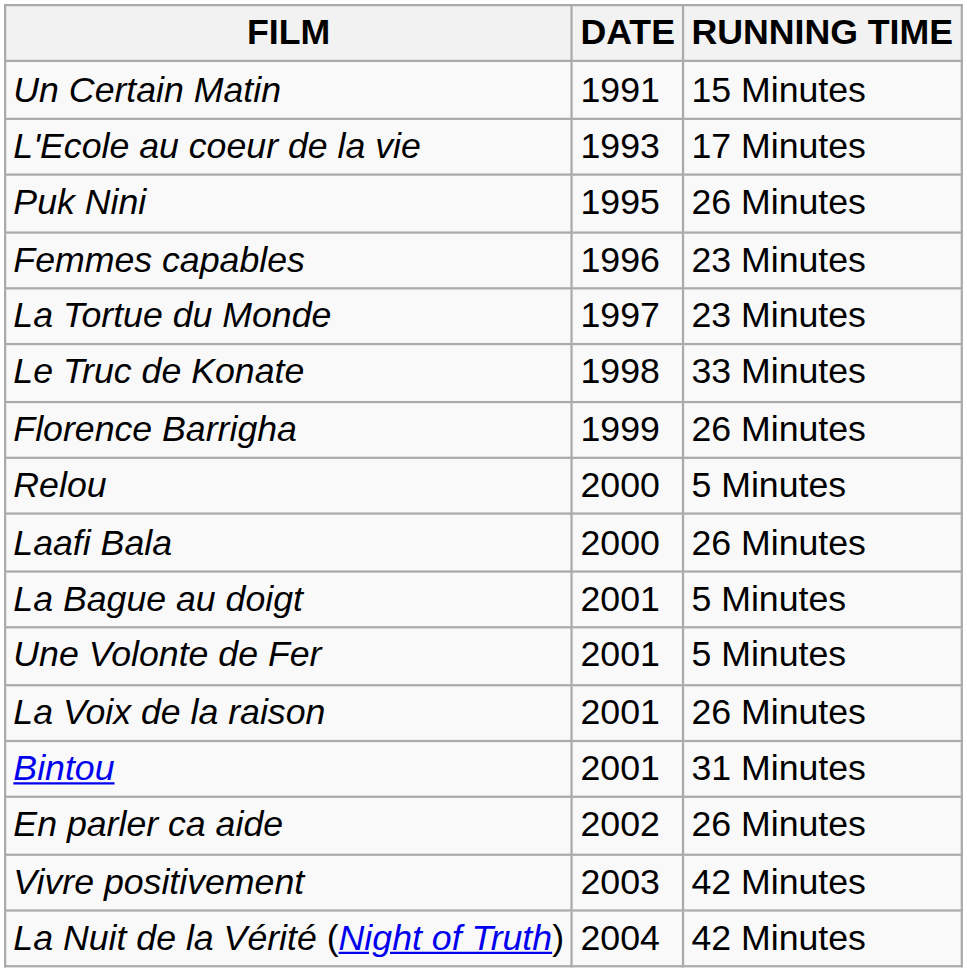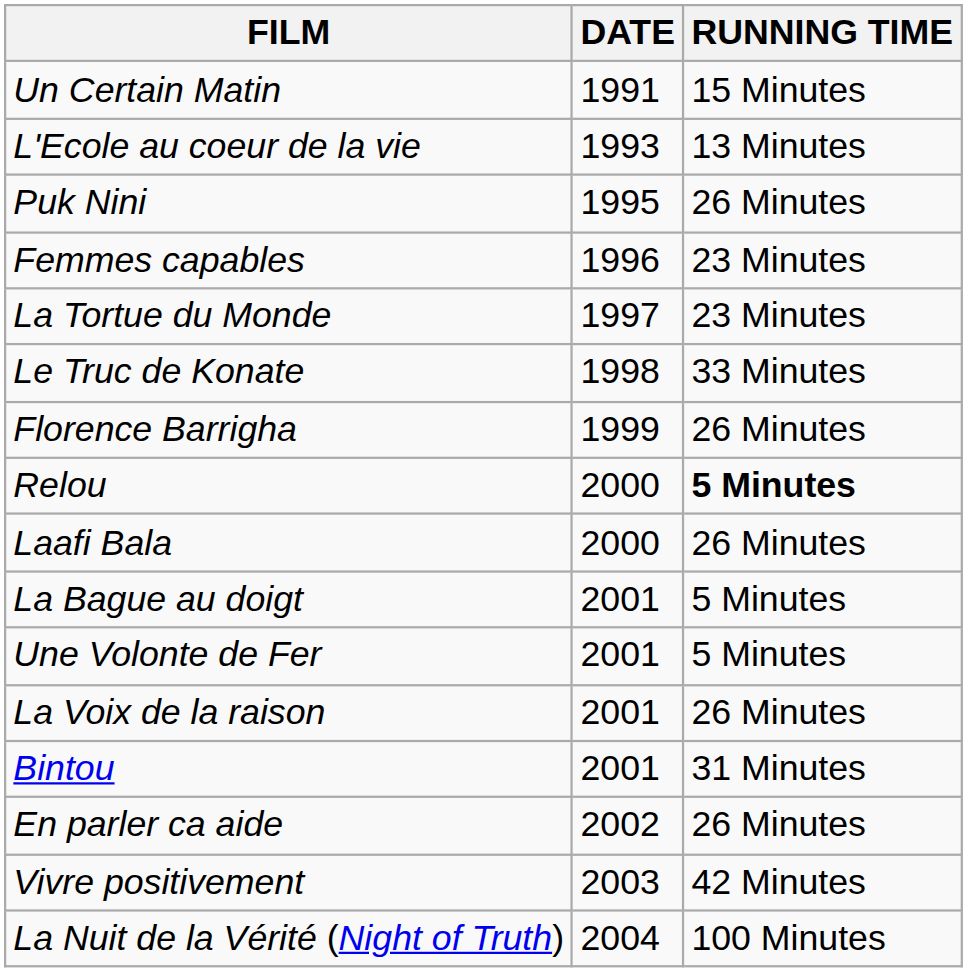(779, 145) 17 Minutes -> (779, 145) 13 Minutes
(769, 485) normal -> (774, 485) bold
(779, 938) 42 Minutes -> (789, 938) 100 Minutes
